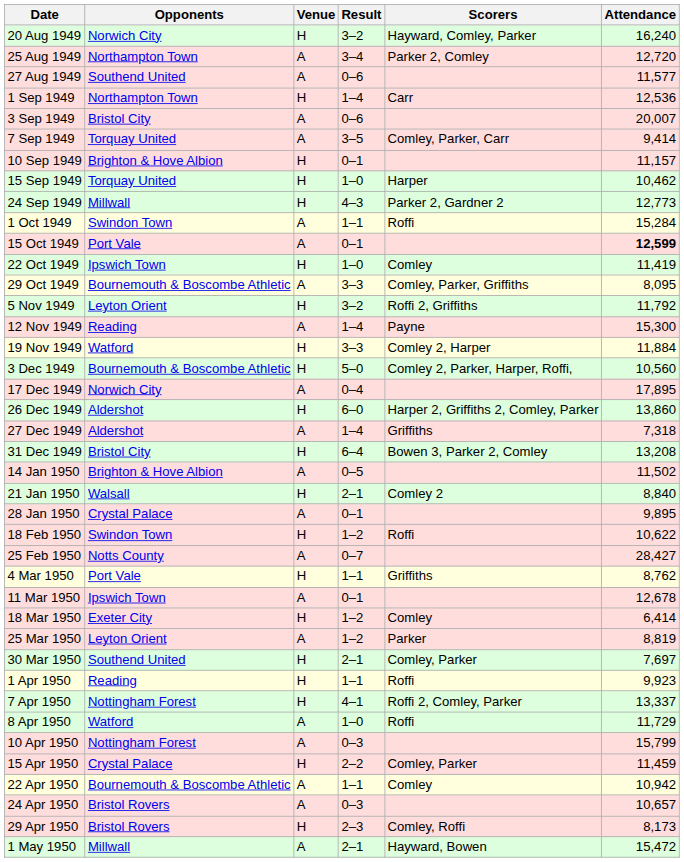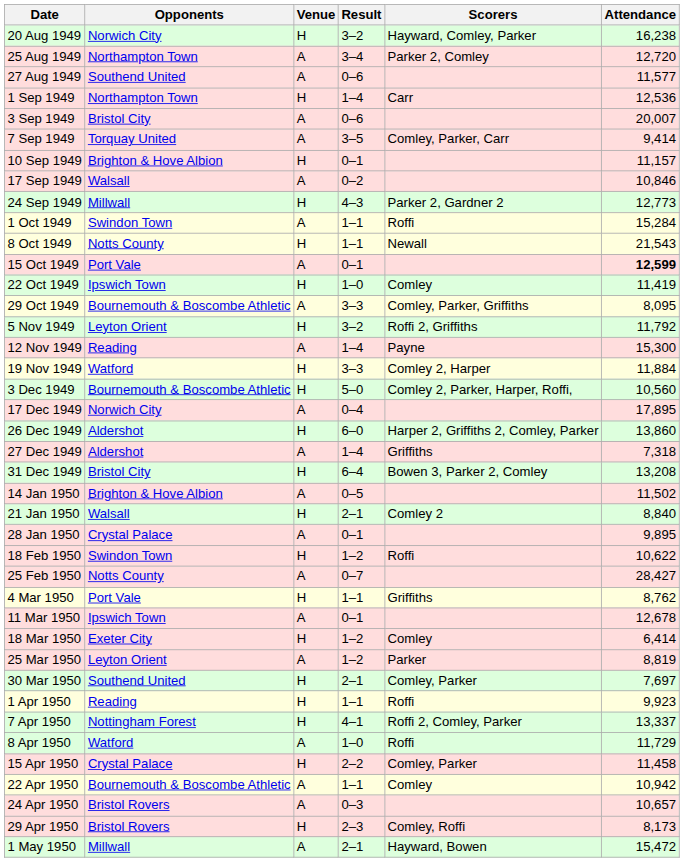(656, 35) 16,240 -> (656, 35) 16,238
- row: (45, 181)
+ row: (45, 181)
+ row: (40, 243)
- row: (43, 743)
(656, 763) 11,459 -> (656, 763) 11,458
